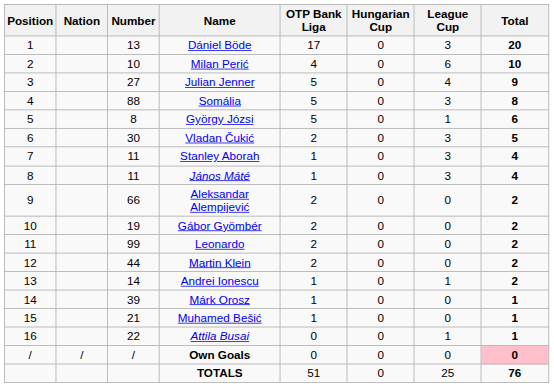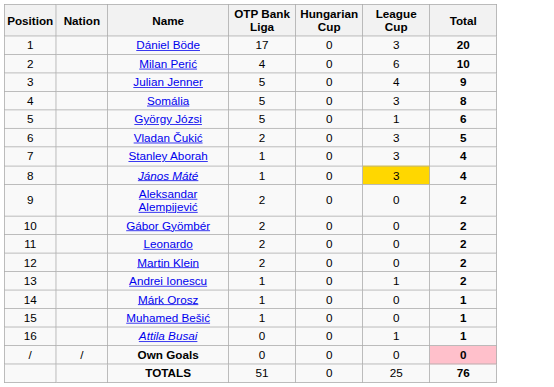- column: (133, 20)
(448, 175) no background -> (396, 175) gold background
